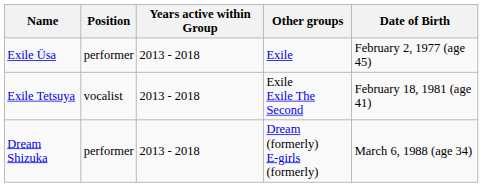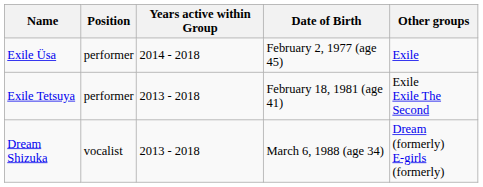columns swapped: (415, 21) <-> (308, 21)
(170, 55) 2013 - 2018 -> (170, 55) 2014 - 2018
(103, 96) vocalist -> (109, 96) performer
(109, 150) performer -> (103, 150) vocalist
